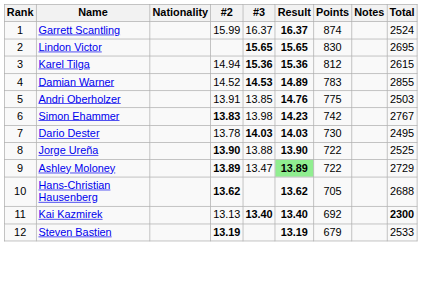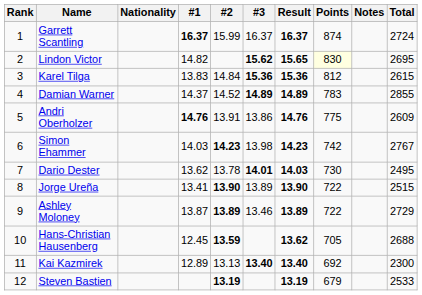+ column: (195, 13)
(402, 30) 2524 -> (402, 36) 2724
(259, 47) 15.65 -> (259, 59) 15.62
(333, 47) no background -> (333, 59) lightyellow background
(227, 64) 14.94 -> (227, 77) 14.84
(259, 82) 14.53 -> (259, 94) 14.89
(259, 99) 13.85 -> (259, 117) 13.86
(402, 99) 2503 -> (402, 117) 2609
(227, 116) 13.83 -> (227, 147) 14.23
(259, 133) 14.03 -> (259, 170) 14.01
(259, 151) 13.88 -> (259, 187) 13.89
(402, 151) 2525 -> (402, 187) 2515
(259, 168) 13.47 -> (259, 211) 13.46
(294, 168) lightgreen background -> (294, 211) no background
(227, 191) 13.62 -> (227, 240) 13.59
(402, 215) bold -> (402, 264) normal
